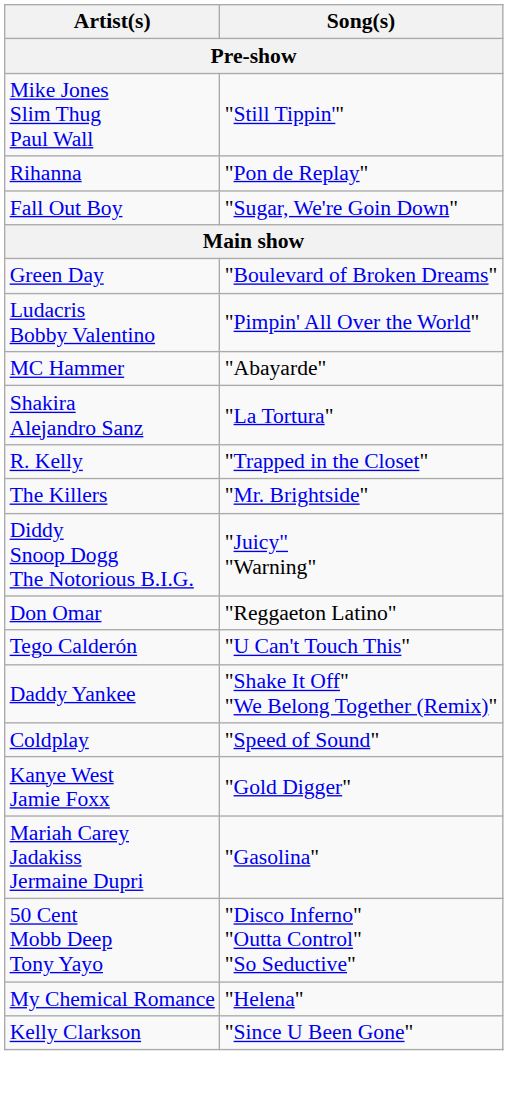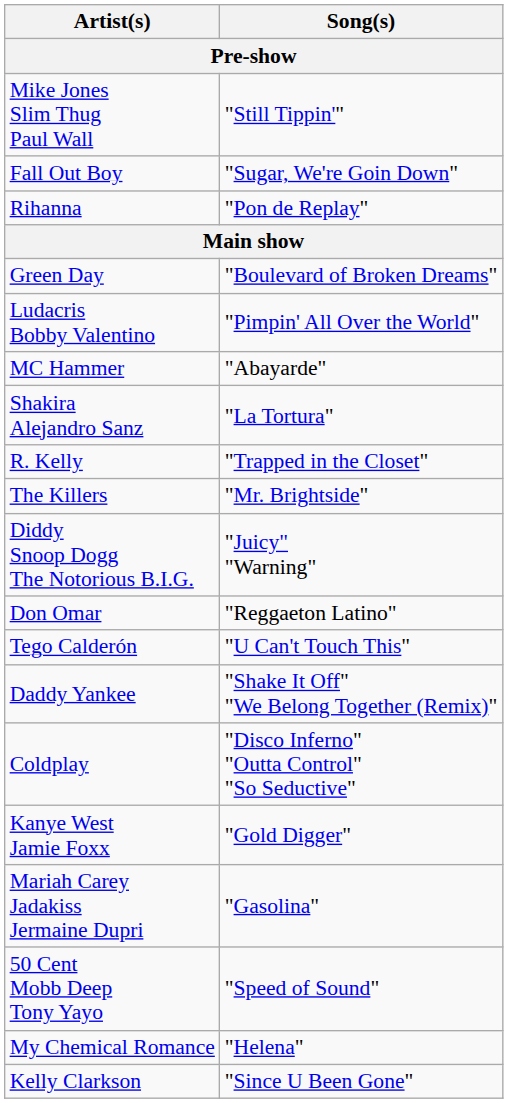rows swapped: (46, 172) <-> (66, 207)
(302, 739) "Speed of Sound" -> (293, 764) "Disco Inferno" "Outta Control" "So Seductive"
(293, 939) "Disco Inferno" "Outta Control" "So Seductive" -> (302, 988) "Speed of Sound"
